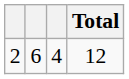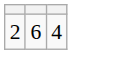- column: (96, 21)
